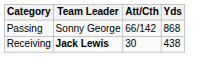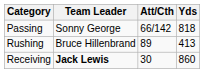(172, 28) 868 -> (187, 28) 818
+ row: (25, 44)
(172, 44) 438 -> (187, 60) 860
